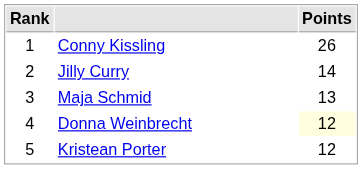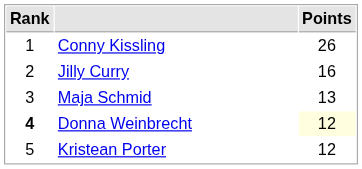(327, 72) 14 -> (327, 72) 16
(30, 124) normal -> (30, 124) bold
